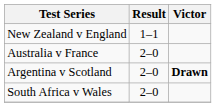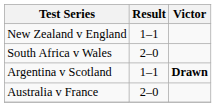rows swapped: (59, 92) <-> (53, 53)
(149, 72) 2–0 -> (149, 72) 1–1
